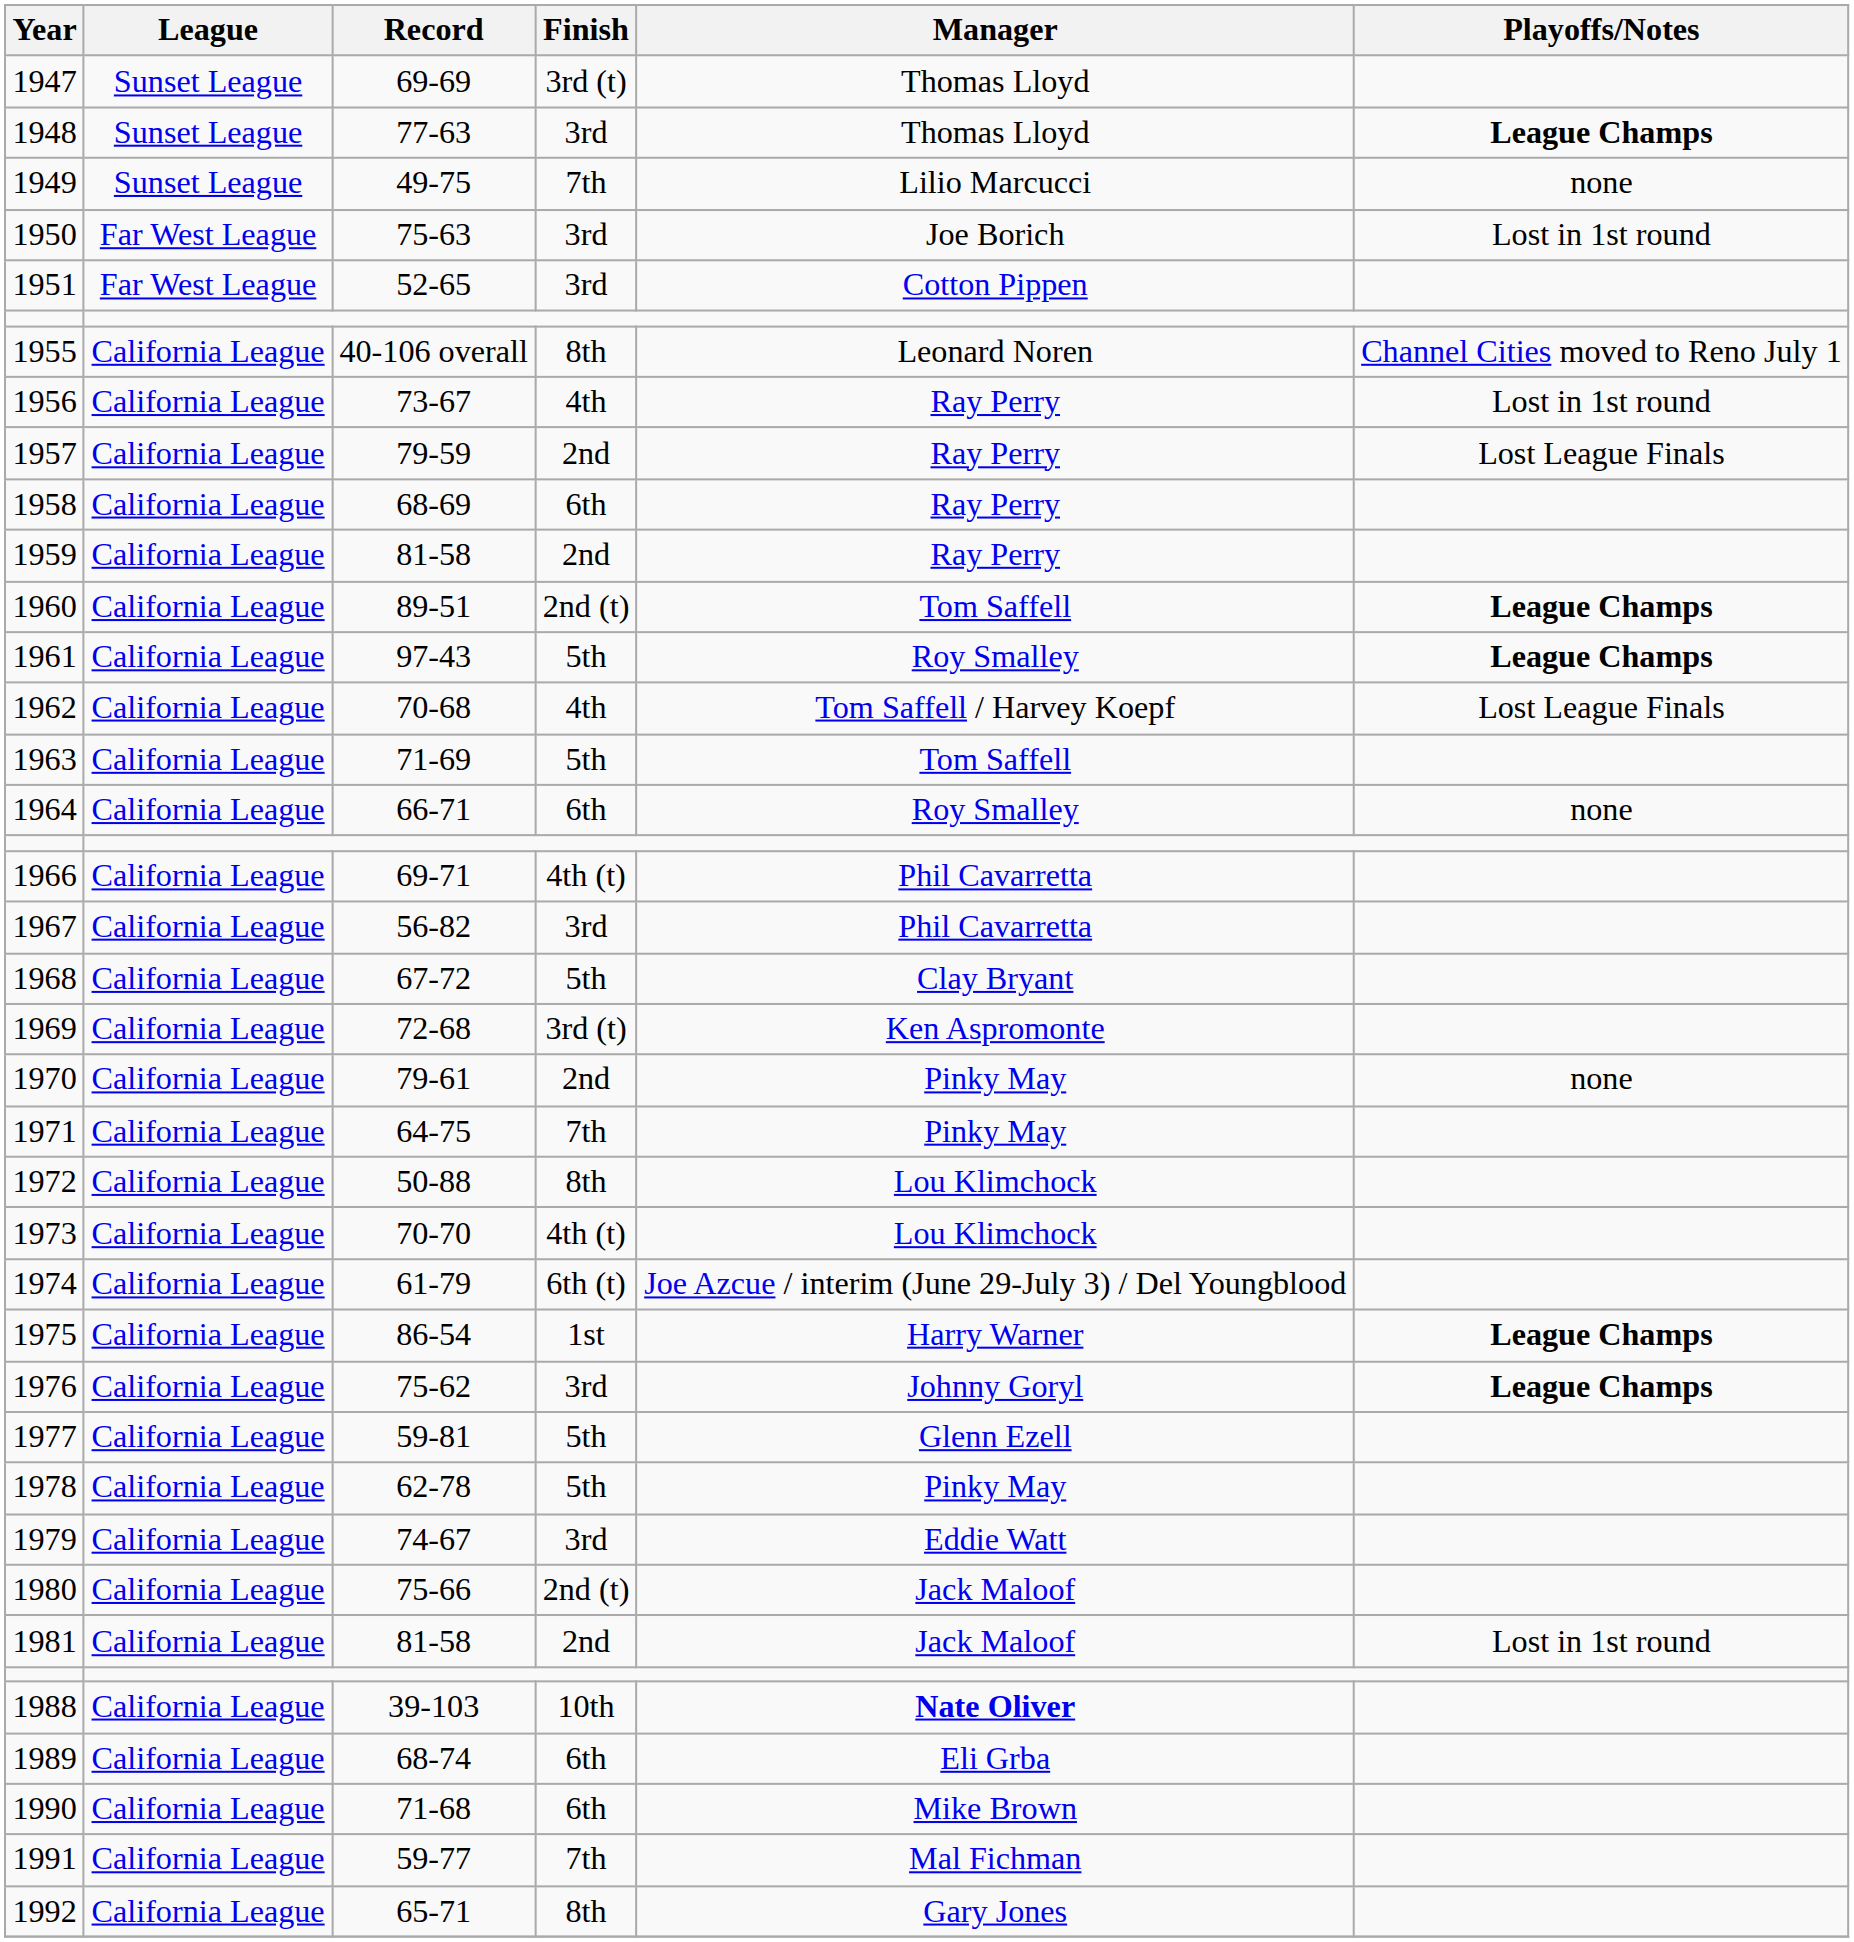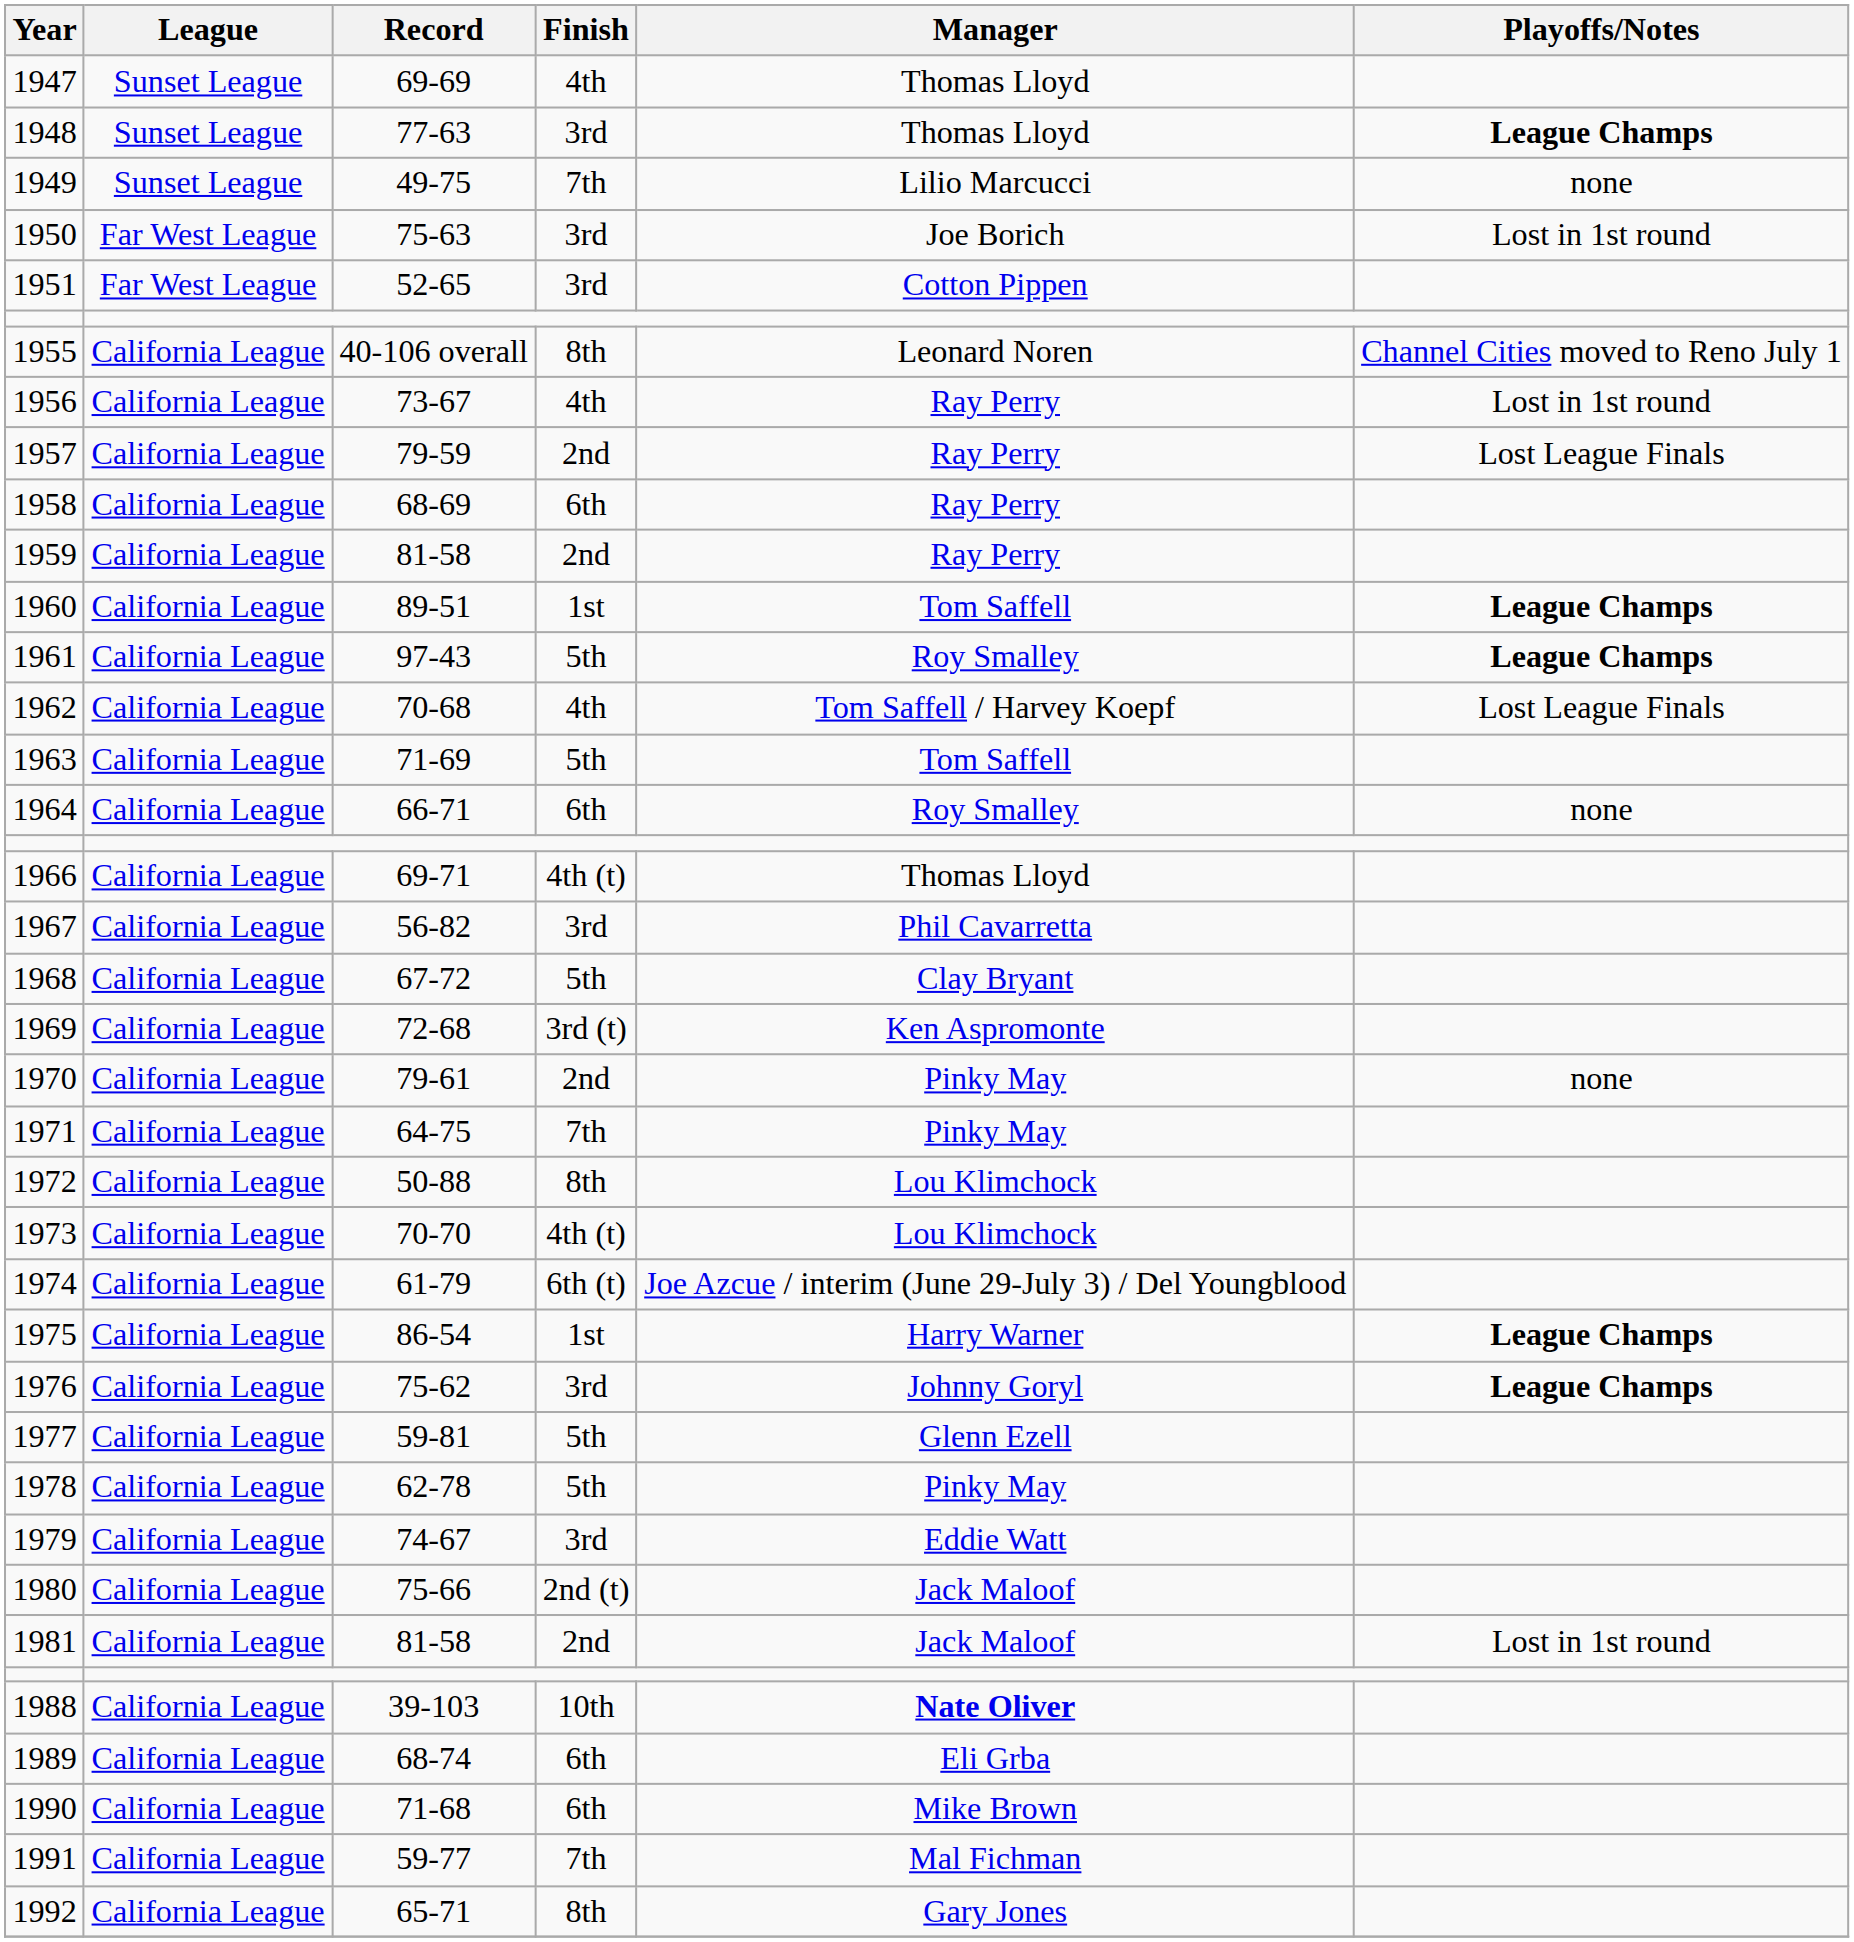(586, 81) 3rd (t) -> (586, 81) 4th
(586, 605) 2nd (t) -> (586, 605) 1st
(995, 875) Phil Cavarretta -> (995, 875) Thomas Lloyd
